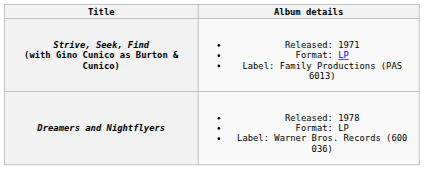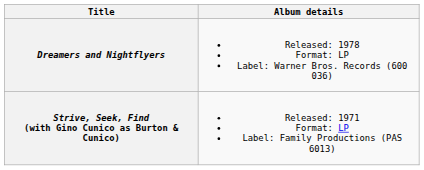rows swapped: (101, 55) <-> (101, 128)
